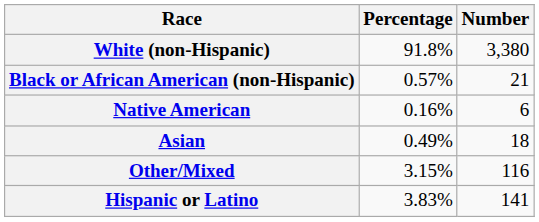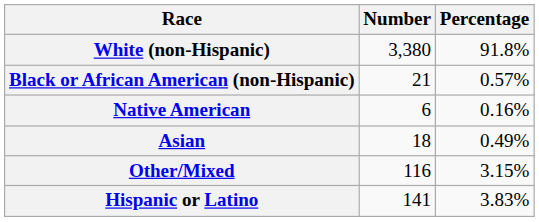columns swapped: (495, 19) <-> (408, 19)
